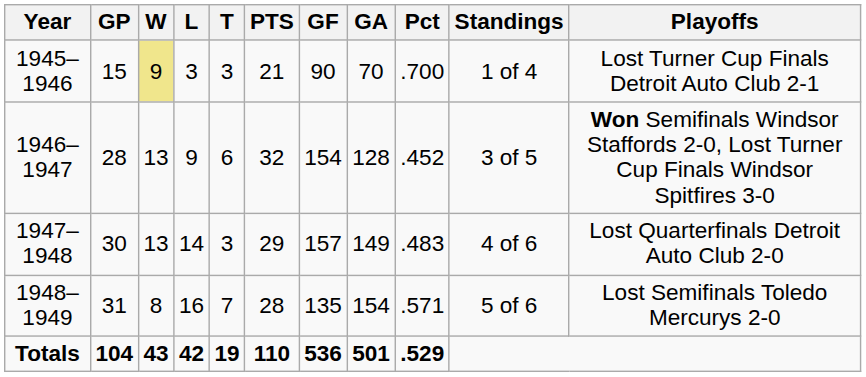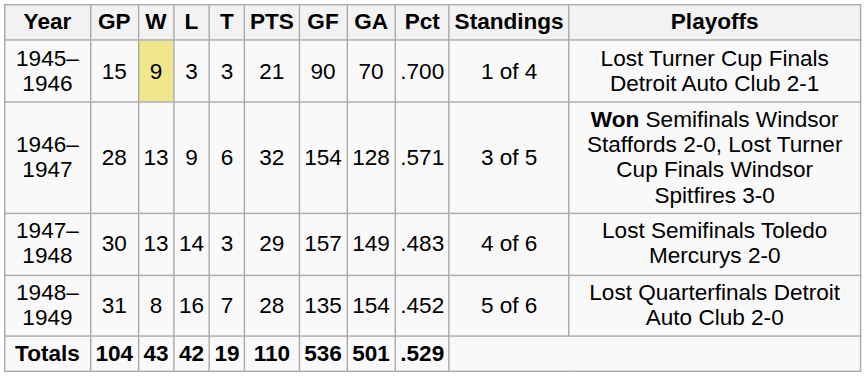(422, 157) .452 -> (422, 157) .571
(715, 243) Lost Quarterfinals Detroit Auto Club 2-0 -> (715, 243) Lost Semifinals Toledo Mercurys 2-0
(422, 305) .571 -> (422, 305) .452
(715, 305) Lost Semifinals Toledo Mercurys 2-0 -> (715, 305) Lost Quarterfinals Detroit Auto Club 2-0
